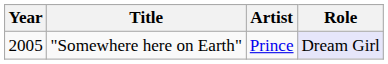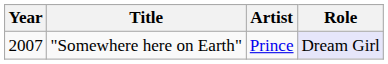(26, 45) 2005 -> (26, 45) 2007
